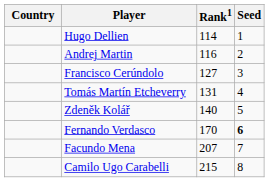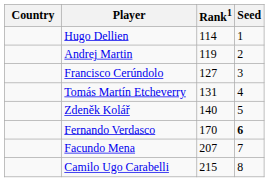(208, 54) 116 -> (208, 54) 119
